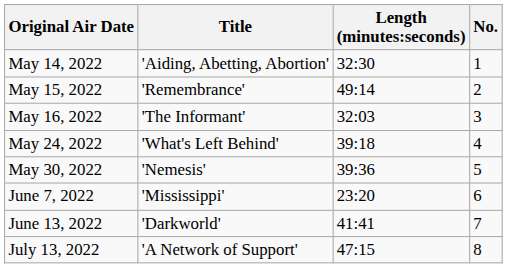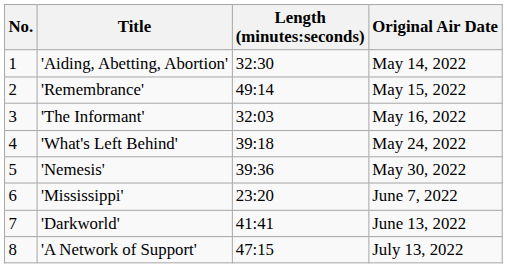columns swapped: (486, 27) <-> (71, 27)
